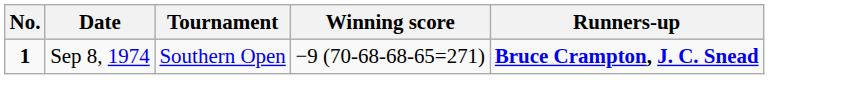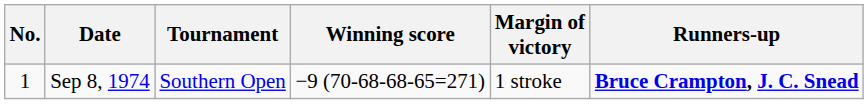+ column: (540, 34)
(25, 56) bold -> (25, 81) normal
